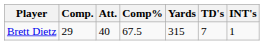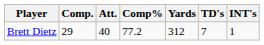(132, 31) 67.5 -> (132, 31) 77.2
(176, 31) 315 -> (176, 31) 312
